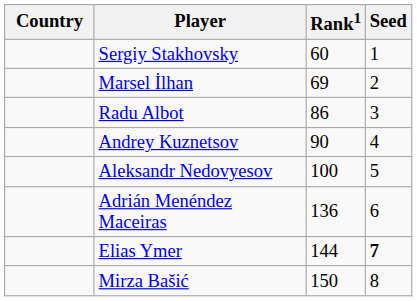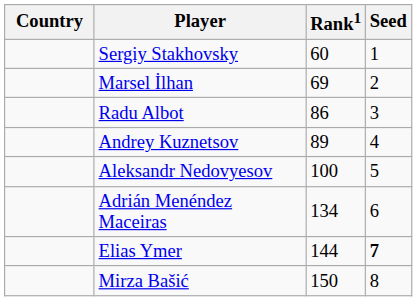(319, 141) 90 -> (319, 141) 89
(324, 211) 136 -> (324, 211) 134
